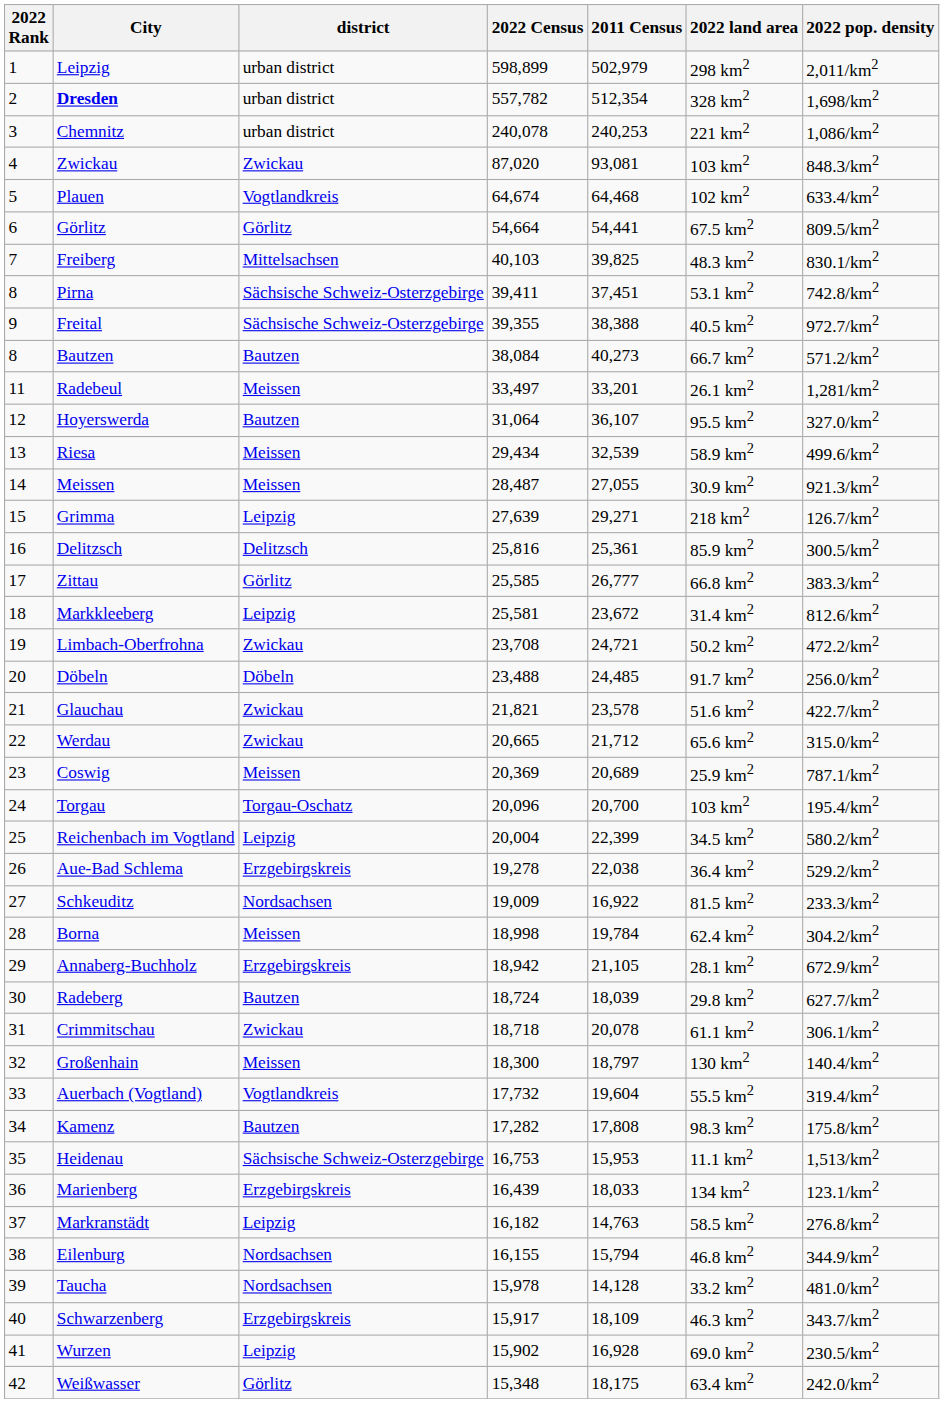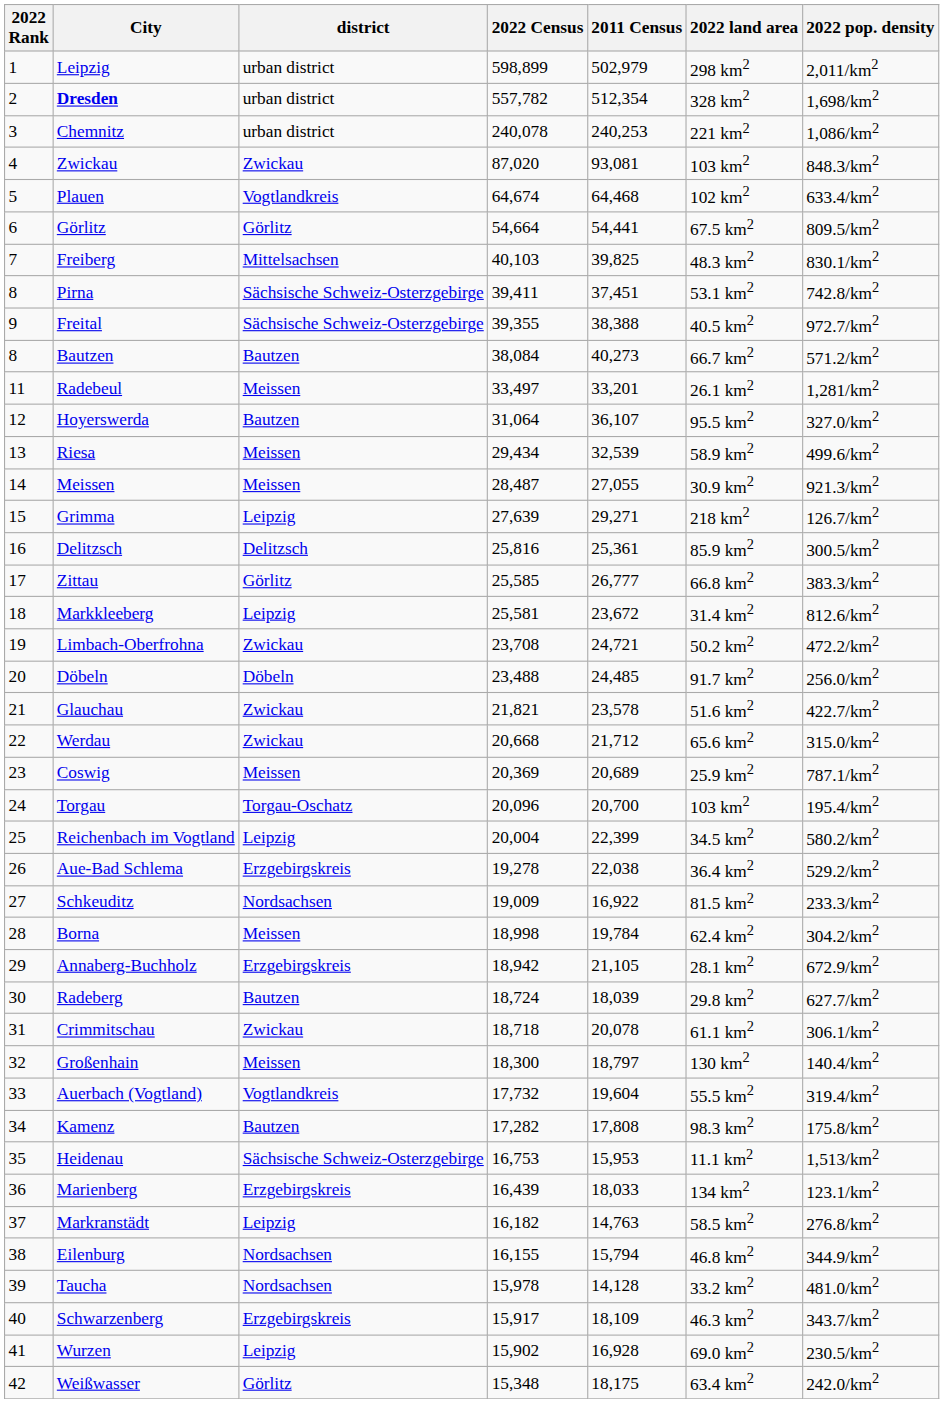(515, 741) 20,665 -> (515, 741) 20,668
